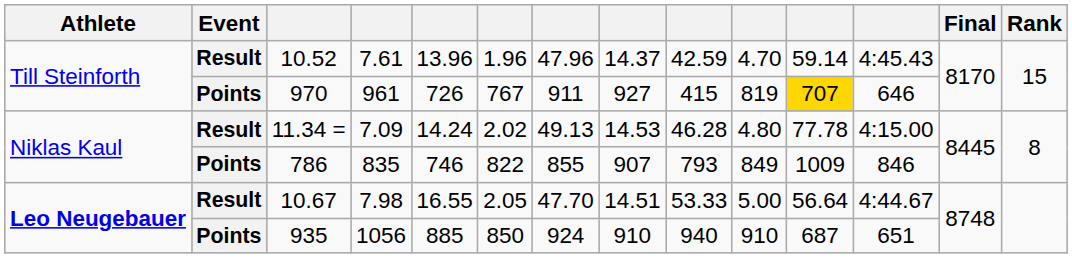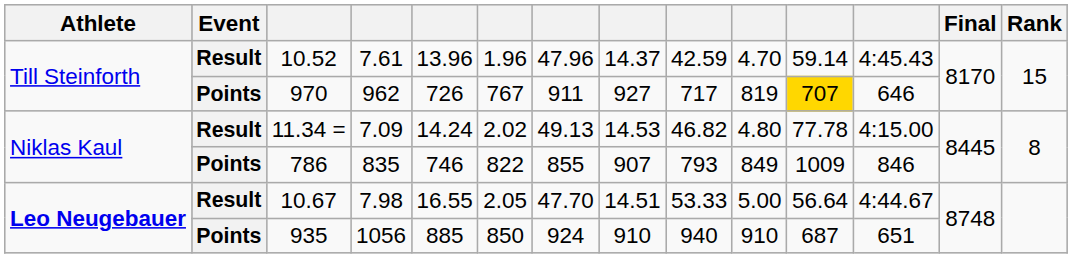(381, 94) 961 -> (381, 94) 962
(699, 94) 415 -> (699, 94) 717
(699, 129) 46.28 -> (699, 129) 46.82
